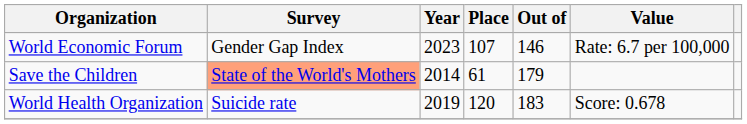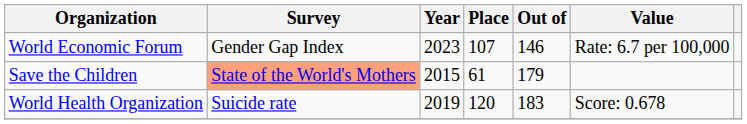(442, 75) 2014 -> (442, 75) 2015
